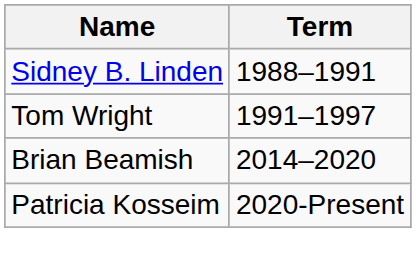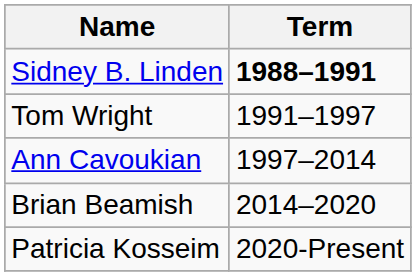(306, 71) normal -> (306, 71) bold
+ row: (106, 159)
